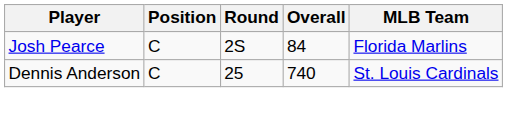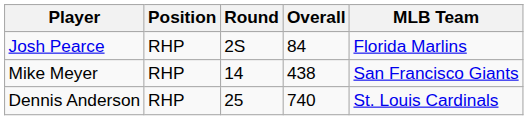(154, 45) C -> (166, 45) RHP
+ row: (53, 73)
(154, 73) C -> (166, 100) RHP
